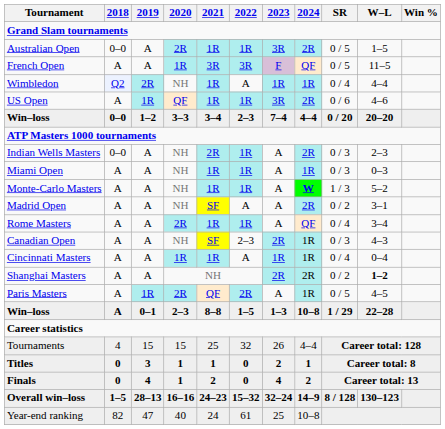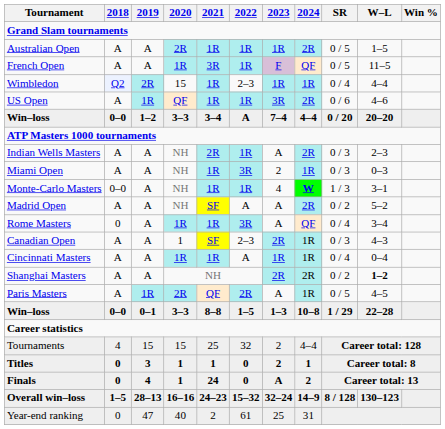(118, 48) 0–0 -> (118, 48) A
(278, 48) 3R -> (278, 48) 1R
(246, 65) 3R -> (246, 65) 1R
(180, 83) NH -> (180, 83) 15
(246, 83) A -> (246, 83) 2–3
(246, 118) 2–3 -> (246, 118) A
(118, 153) 0–0 -> (118, 153) A
(246, 170) 1R -> (246, 170) 3R
(278, 170) A -> (278, 170) 2
(118, 188) A -> (118, 188) 0–0
(278, 188) A -> (278, 188) 4
(380, 188) 5–2 -> (380, 188) 3–1
(380, 205) 3–1 -> (380, 205) 5–2
(118, 223) A -> (118, 223) 0
(180, 223) 2R -> (180, 223) 1R
(246, 223) 1R -> (246, 223) 3R
(180, 240) NH -> (180, 240) 1
(118, 310) A -> (118, 310) 0–0
(180, 310) 2–3 -> (180, 310) 3–3
(278, 345) 26 -> (278, 345) 2
(213, 380) 2 -> (213, 380) 24
(278, 380) 4 -> (278, 380) A
(118, 415) 82 -> (118, 415) 0
(213, 415) 24 -> (213, 415) 2
(308, 415) 10–8 -> (308, 415) 31
